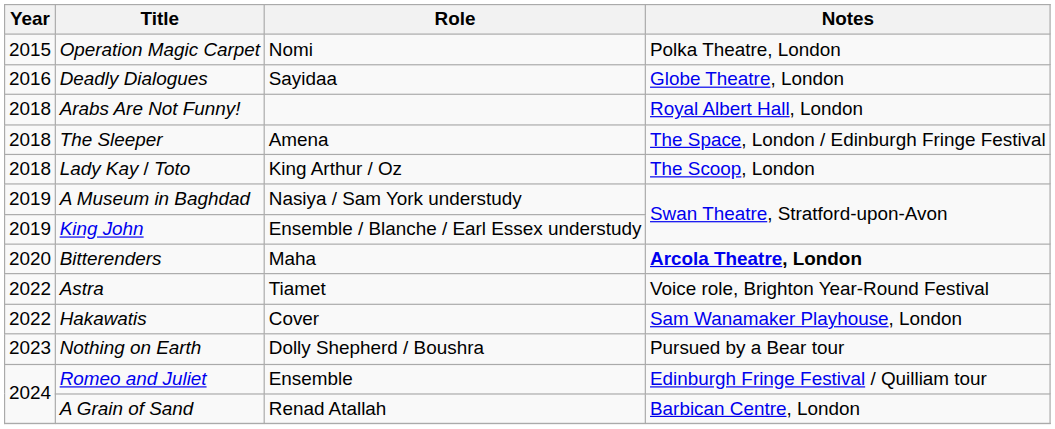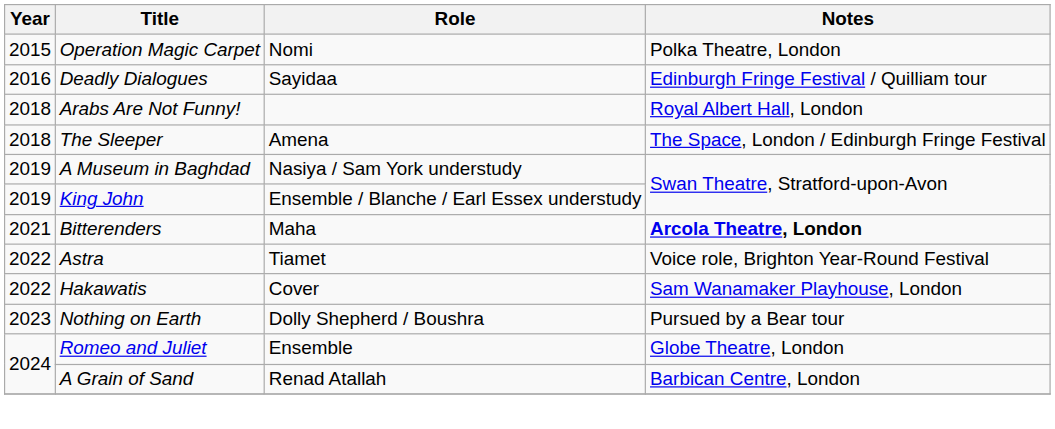(747, 79) Globe Theatre, London -> (818, 79) Edinburgh Fringe Festival / Quilliam tour
- row: (125, 169)
(30, 259) 2020 -> (30, 229) 2021
(818, 378) Edinburgh Fringe Festival / Quilliam tour -> (747, 348) Globe Theatre, London
